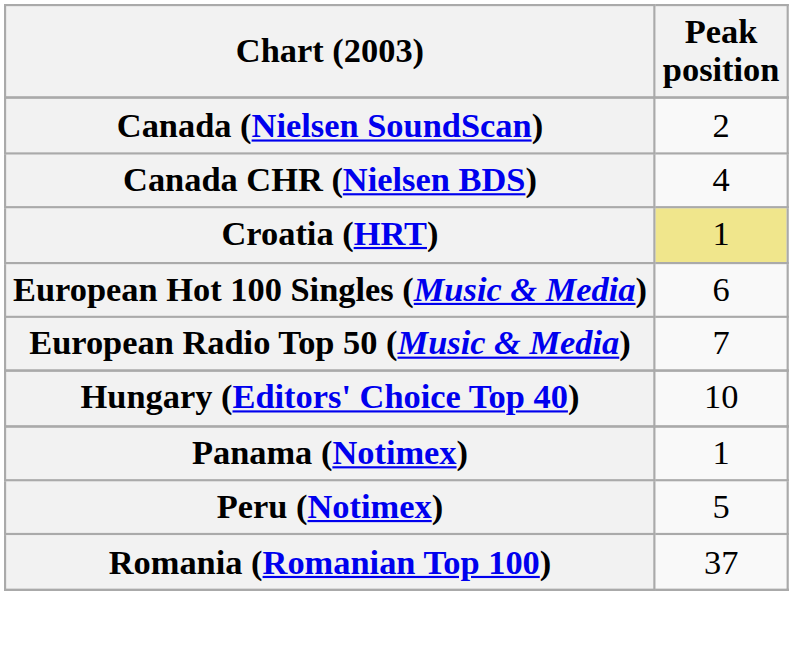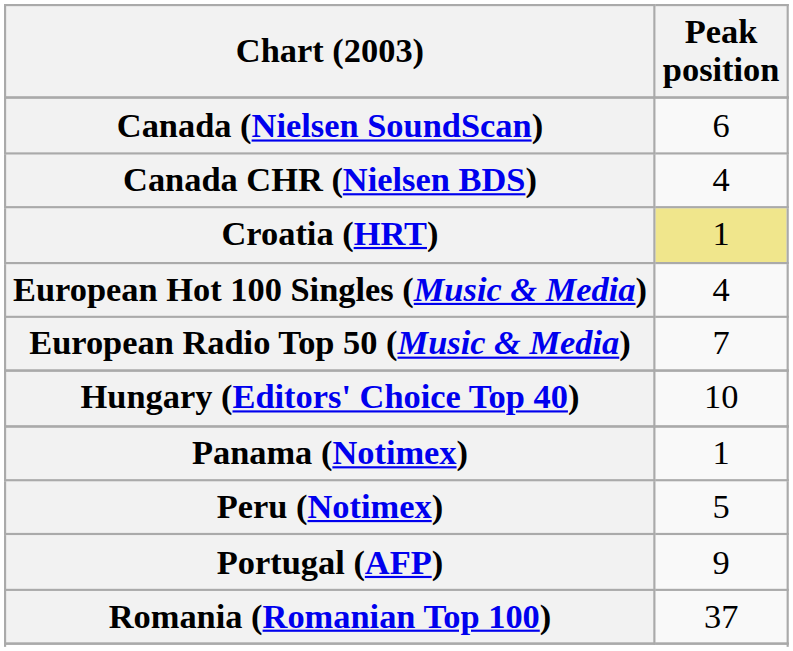(721, 125) 2 -> (721, 125) 6
(721, 288) 6 -> (721, 288) 4
+ row: (330, 561)
